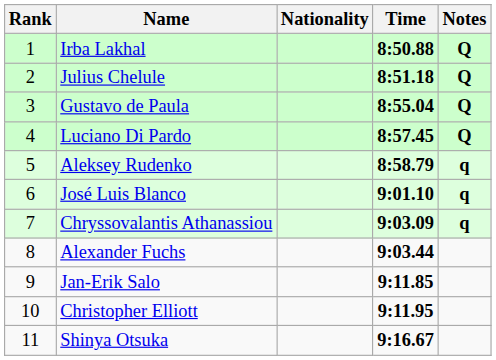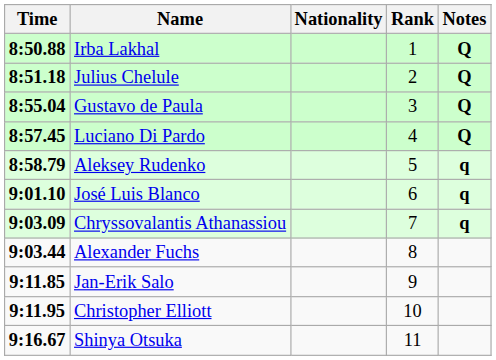columns swapped: (30, 19) <-> (406, 19)
